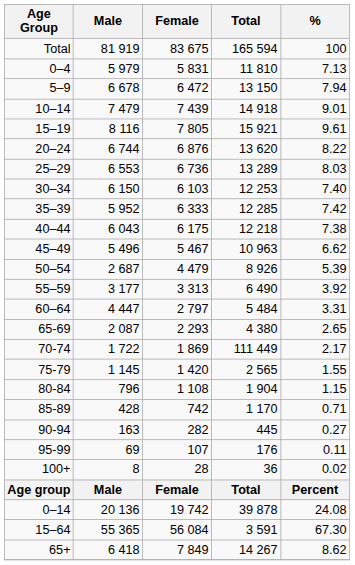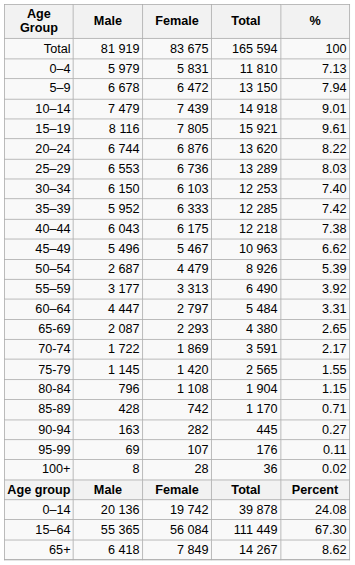(256, 349) 111 449 -> (262, 349) 3 591
(262, 529) 3 591 -> (256, 529) 111 449
